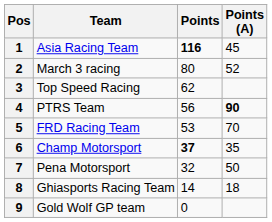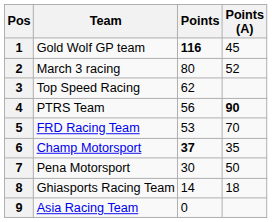(87, 48) Asia Racing Team -> (91, 48) Gold Wolf GP team
(188, 168) 32 -> (188, 168) 30
(91, 207) Gold Wolf GP team -> (87, 207) Asia Racing Team
